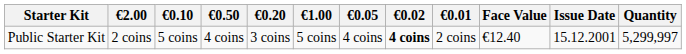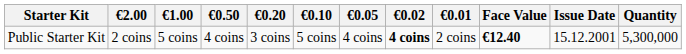columns swapped: (316, 15) <-> (178, 15)
(501, 37) normal -> (501, 37) bold
(650, 37) 5,299,997 -> (650, 37) 5,300,000
